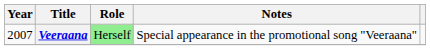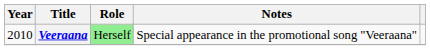(20, 34) 2007 -> (20, 34) 2010
